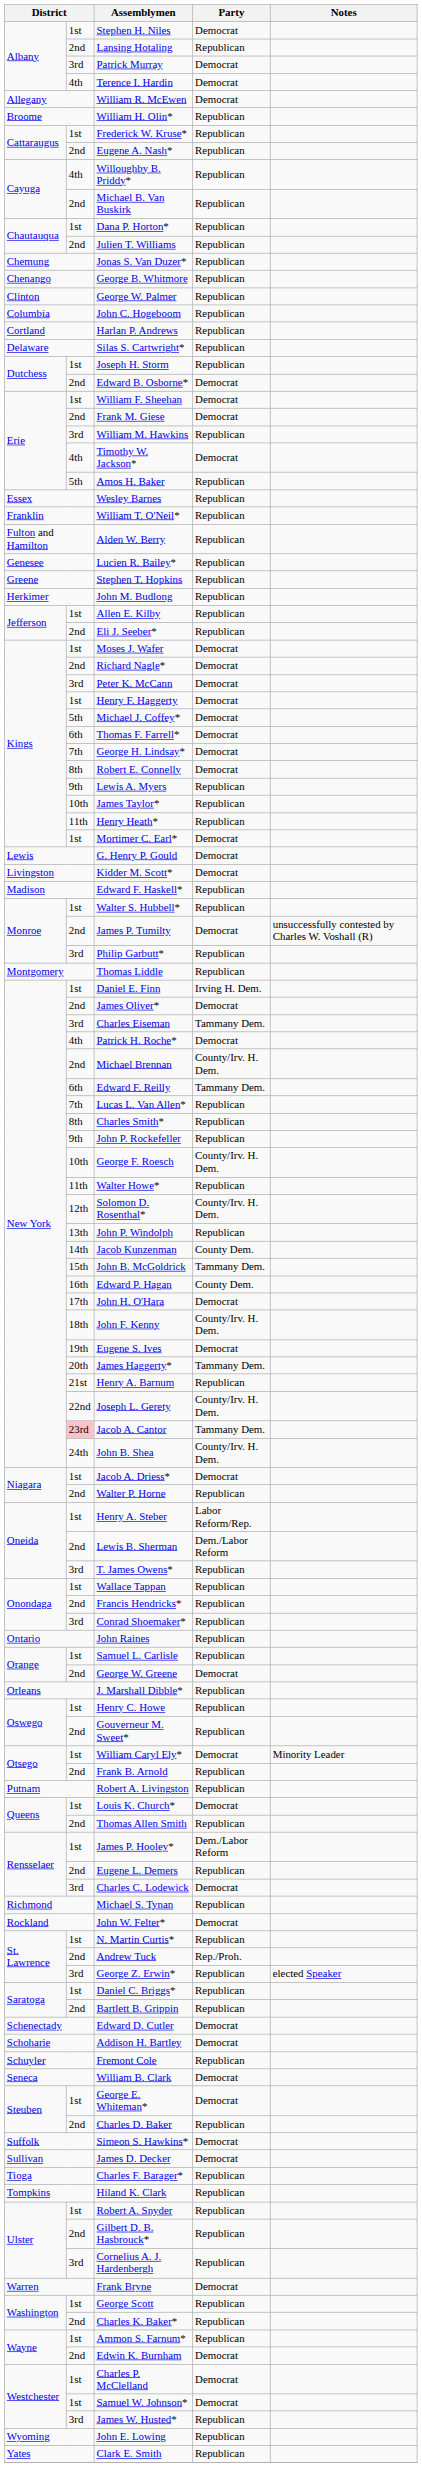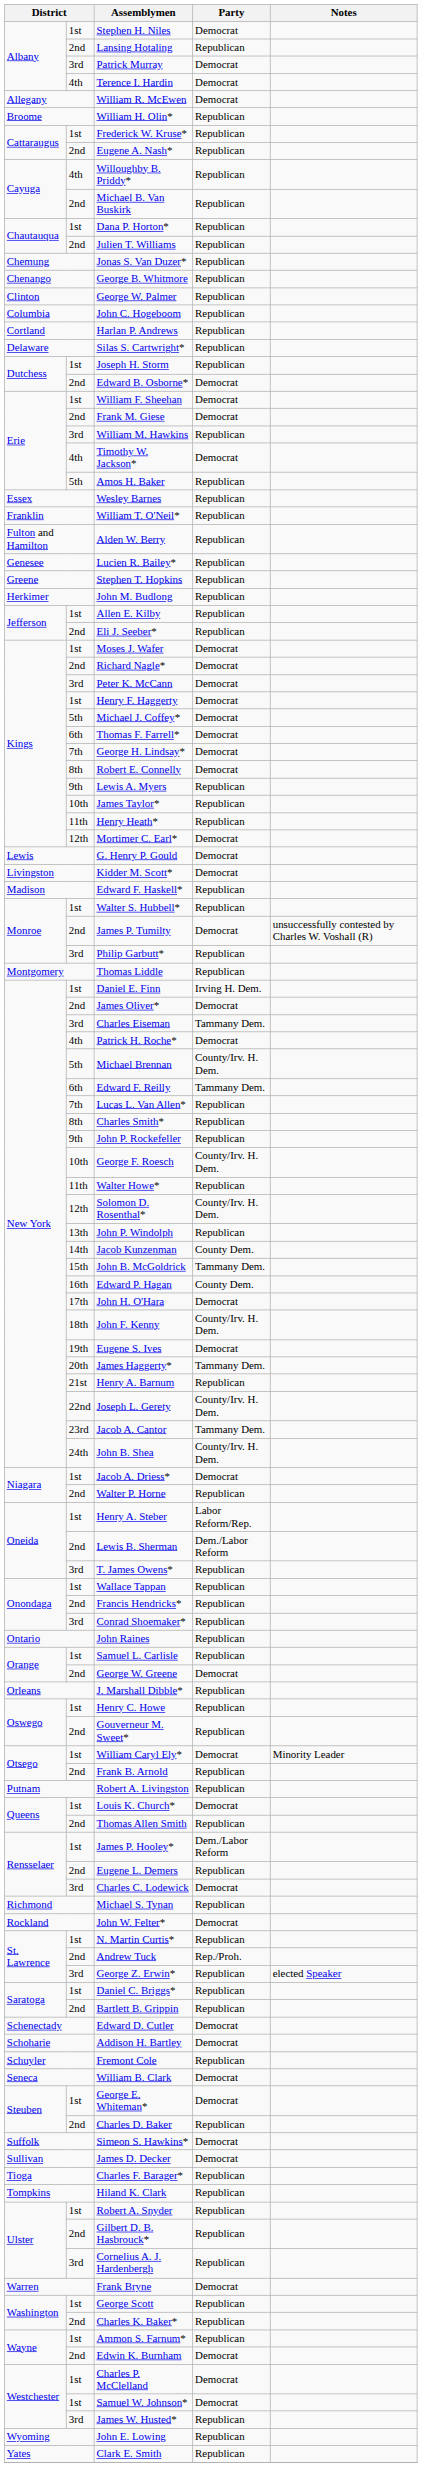(75, 838) 1st -> (79, 838) 12th
(77, 1063) 2nd -> (76, 1063) 5th
(79, 1429) pink background -> (79, 1429) no background
